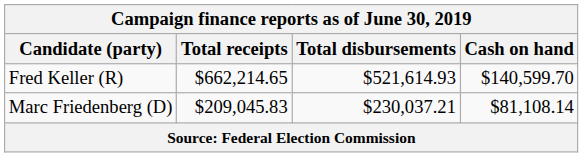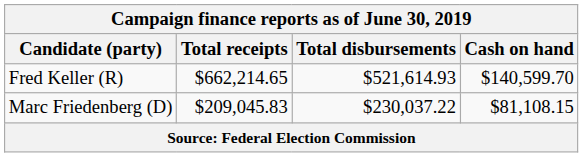(410, 107) $230,037.21 -> (410, 107) $230,037.22
(532, 107) $81,108.14 -> (532, 107) $81,108.15
